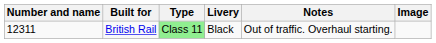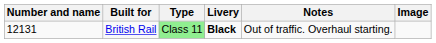(21, 30) 12311 -> (22, 30) 12131
(220, 30) normal -> (222, 30) bold
